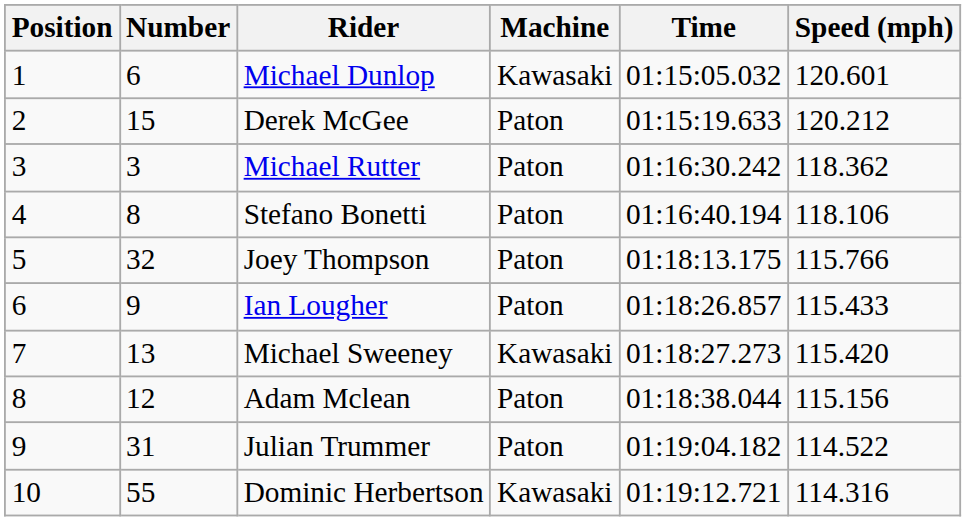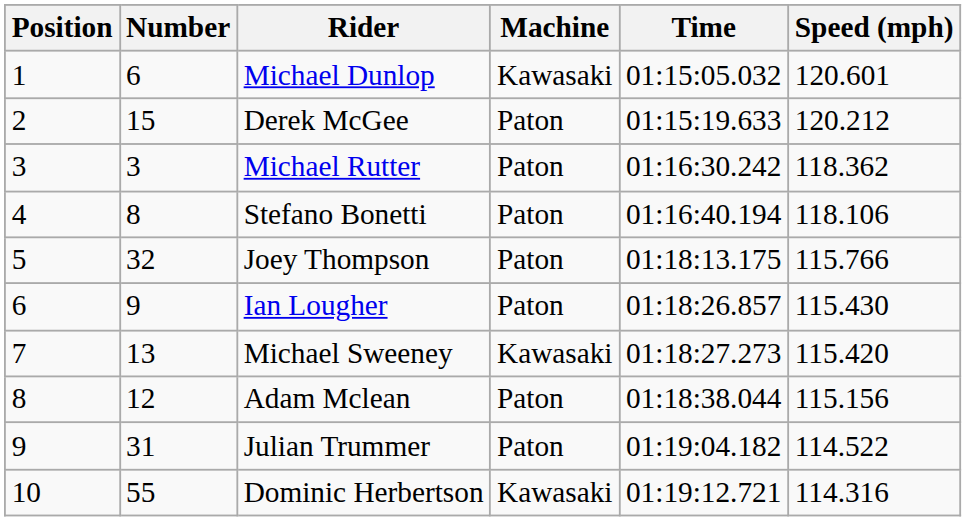(842, 306) 115.433 -> (842, 306) 115.430
